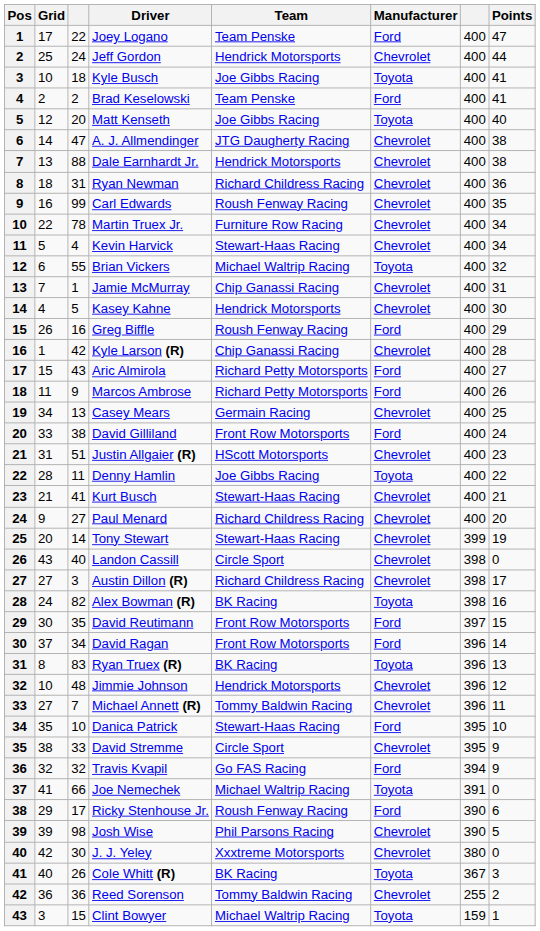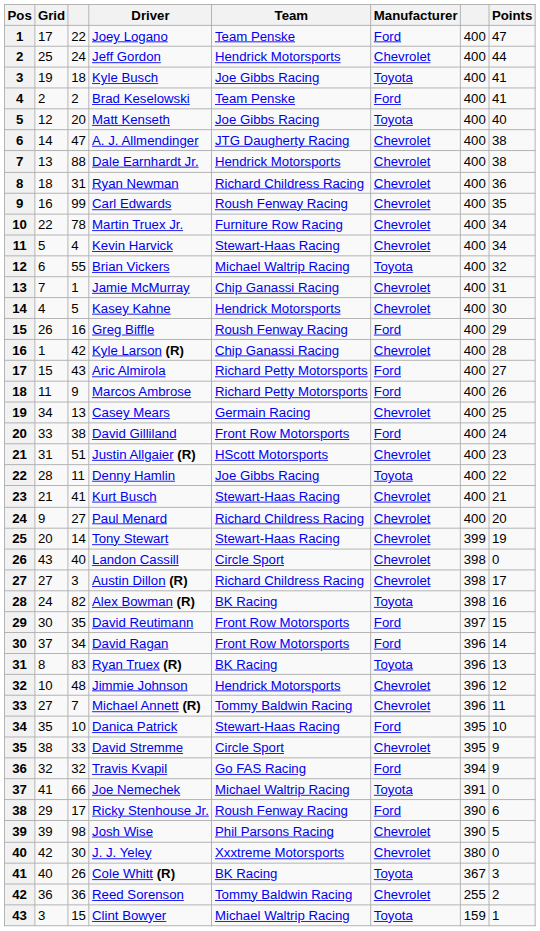(45, 78) 10 -> (45, 78) 19
